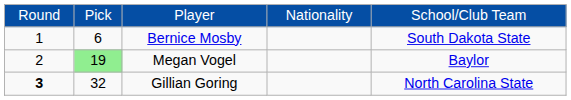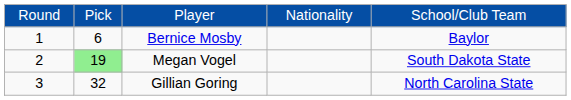(469, 38) South Dakota State -> (469, 38) Baylor
(469, 60) Baylor -> (469, 60) South Dakota State
(39, 83) bold -> (39, 83) normal
